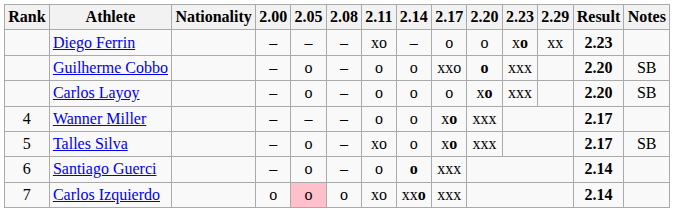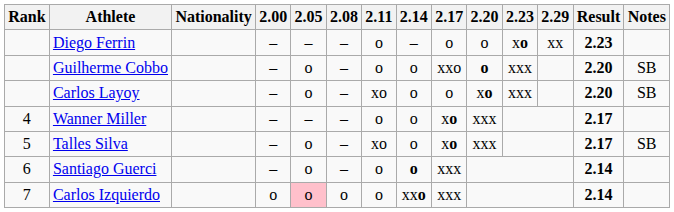(379, 42) xo -> (379, 42) o
(379, 93) o -> (379, 93) xo
(379, 194) xo -> (379, 194) o
